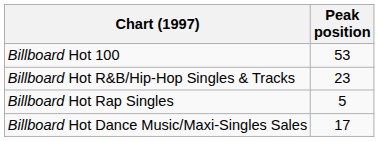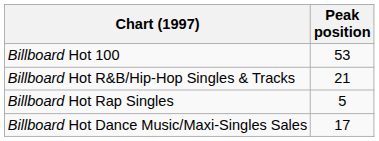(342, 78) 23 -> (342, 78) 21
